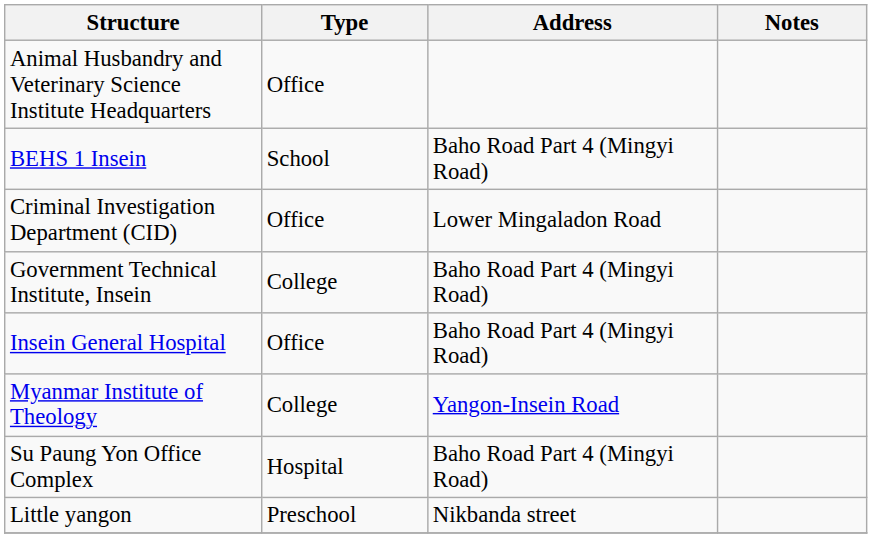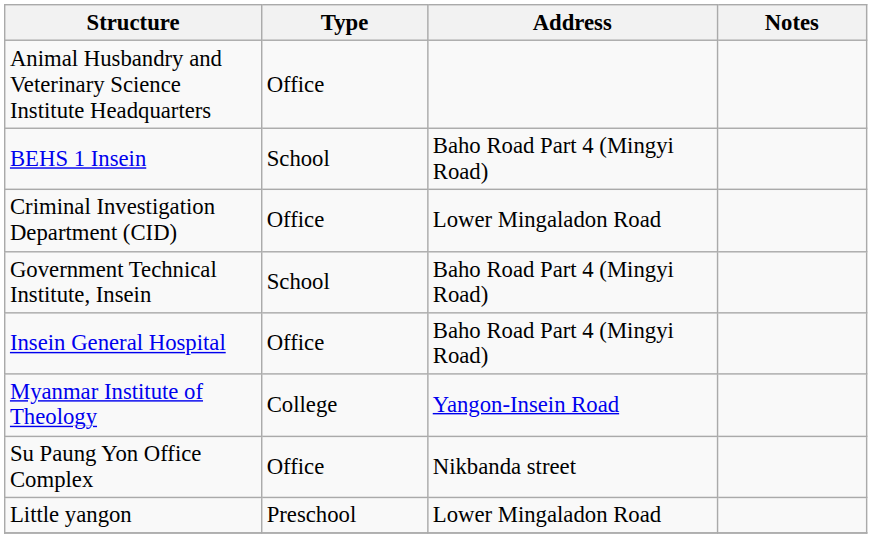(302, 281) College -> (298, 281) School
(305, 466) Hospital -> (295, 466) Office
(553, 466) Baho Road Part 4 (Mingyi Road) -> (504, 466) Nikbanda street
(504, 515) Nikbanda street -> (547, 515) Lower Mingaladon Road
